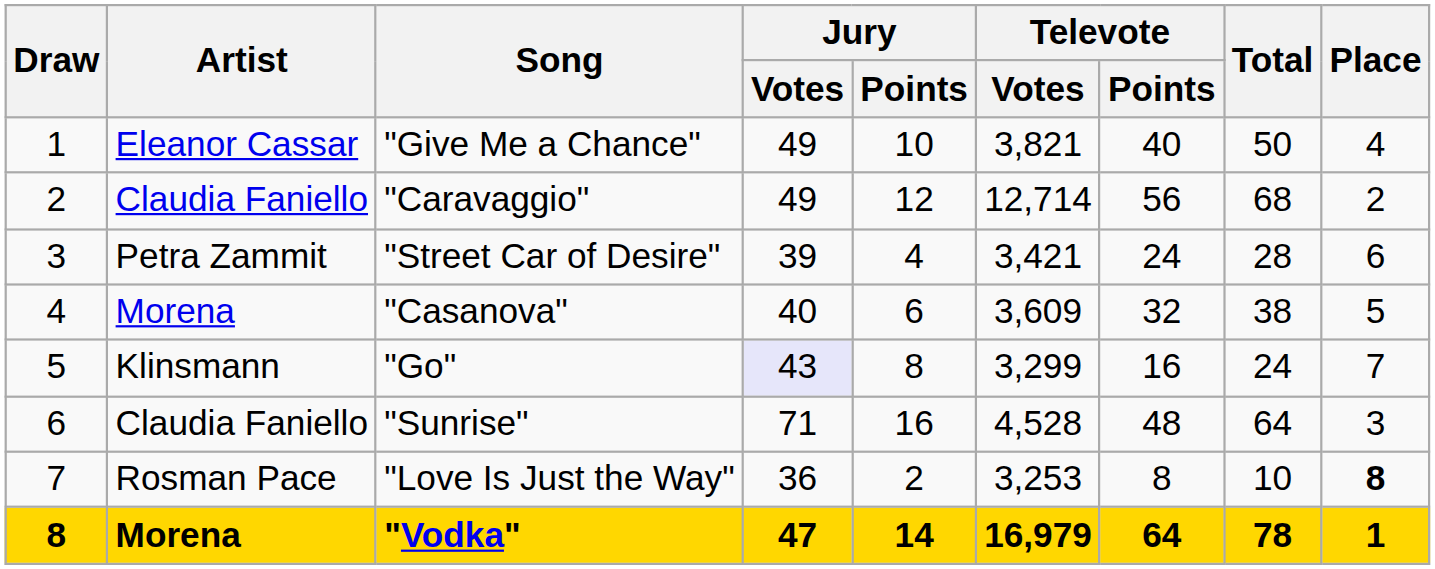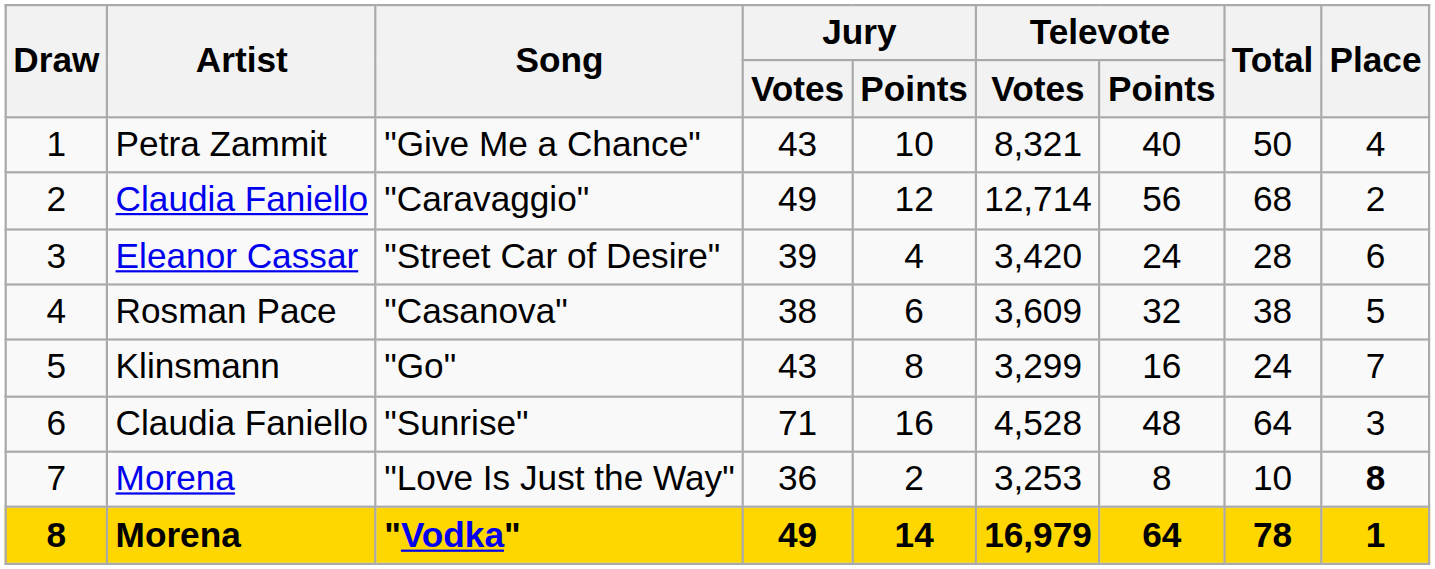(237, 144) Eleanor Cassar -> (221, 144) Petra Zammit
(798, 144) 49 -> (798, 144) 43
(1038, 144) 3,821 -> (1038, 144) 8,321
(221, 255) Petra Zammit -> (237, 255) Eleanor Cassar
(1038, 255) 3,421 -> (1038, 255) 3,420
(175, 311) Morena -> (226, 311) Rosman Pace
(798, 311) 40 -> (798, 311) 38
(798, 367) lavender background -> (798, 367) no background
(226, 479) Rosman Pace -> (175, 479) Morena
(798, 534) 47 -> (798, 534) 49
